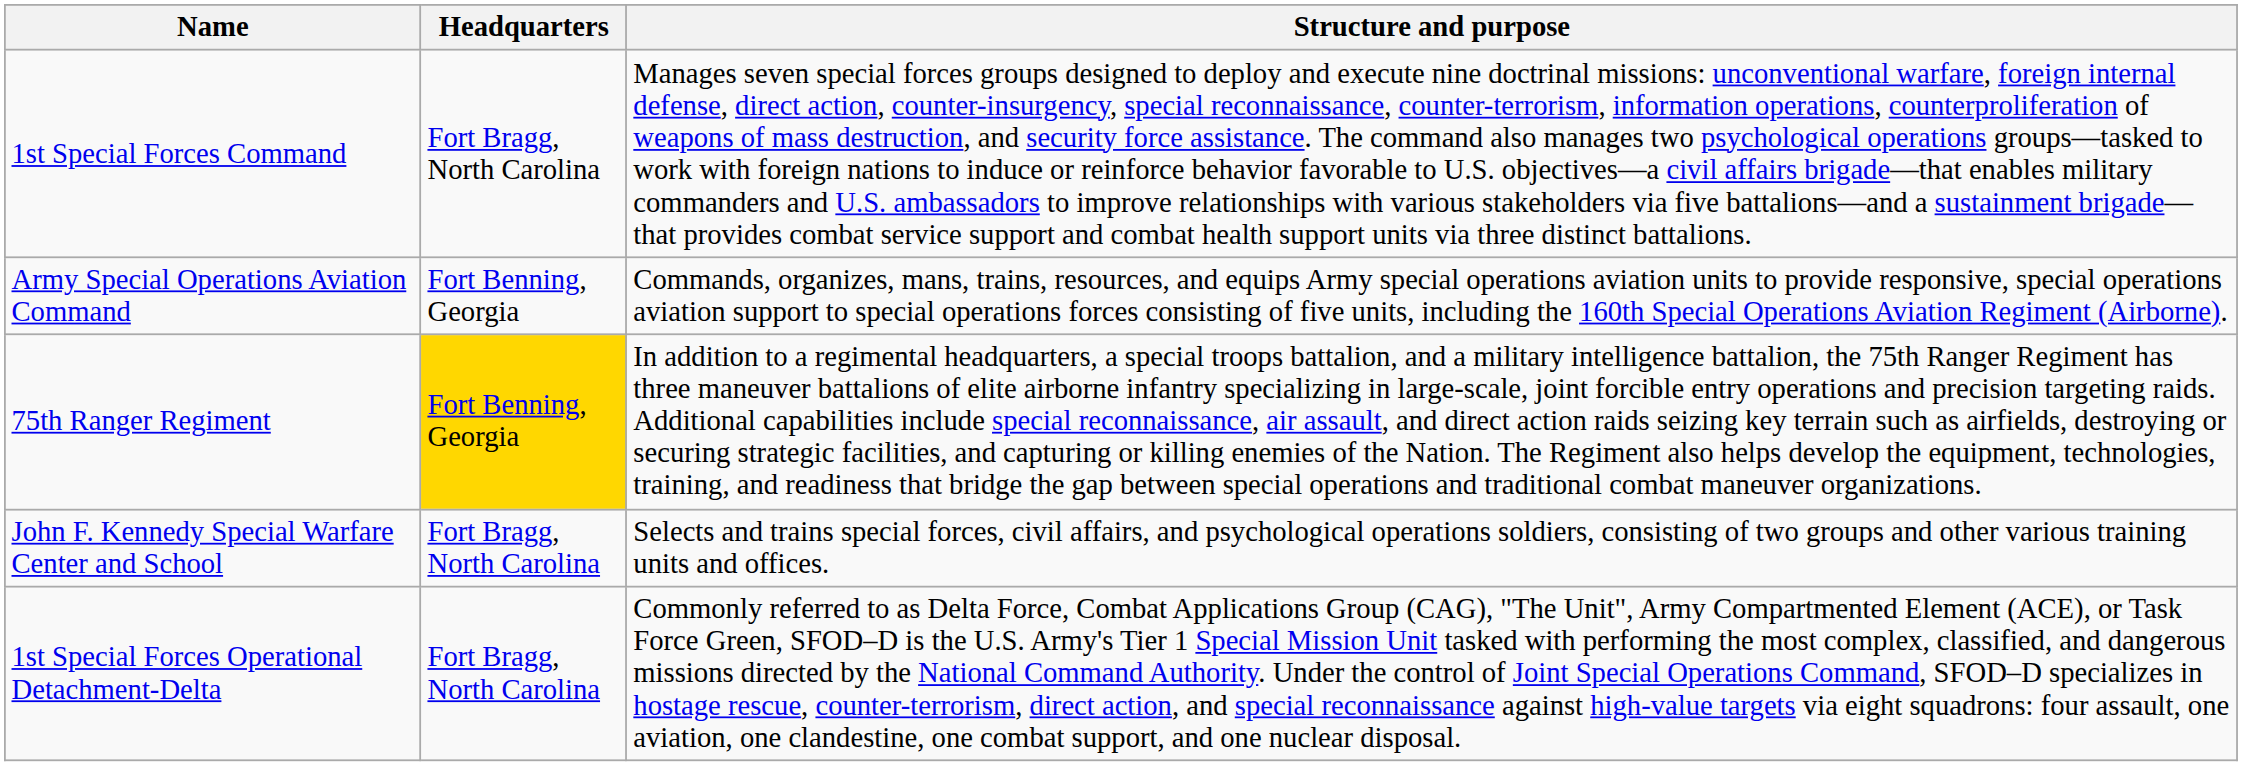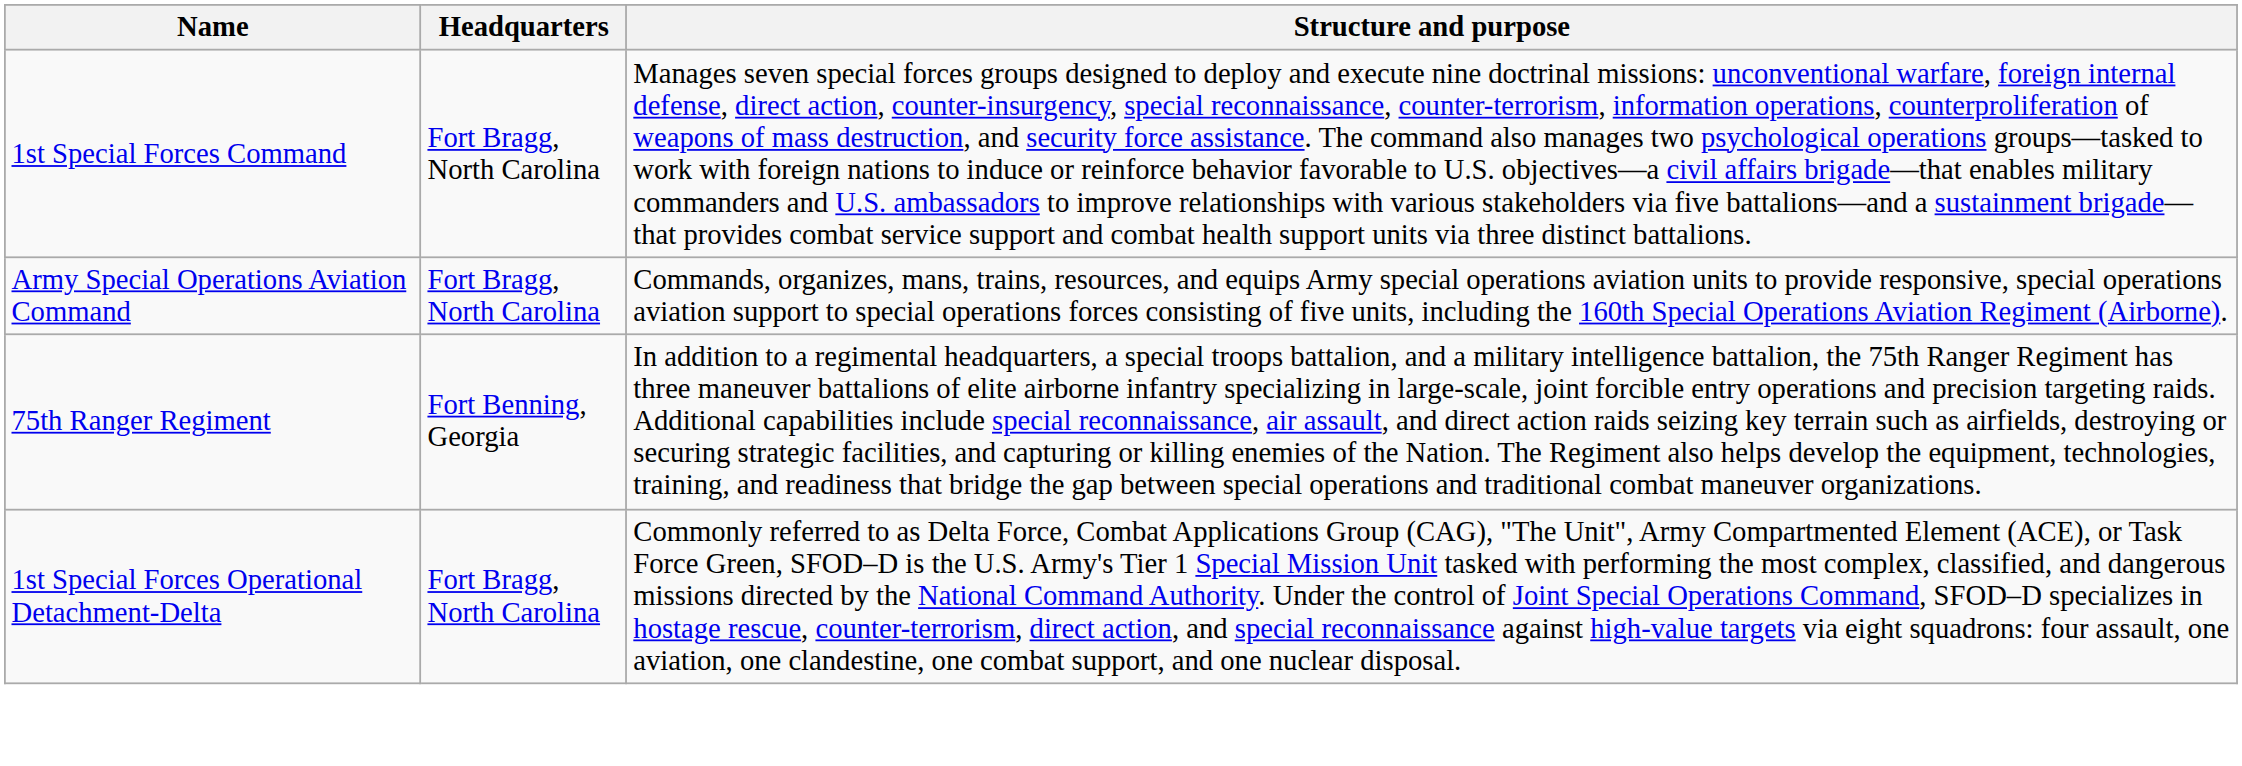(507, 295) Fort Benning, Georgia -> (514, 295) Fort Bragg, North Carolina
(507, 421) gold background -> (507, 421) no background
- row: (203, 547)
